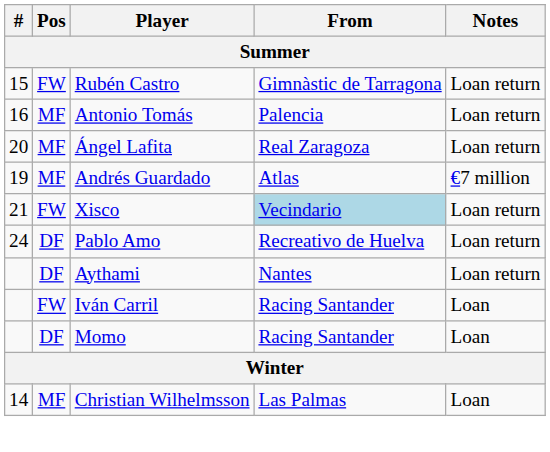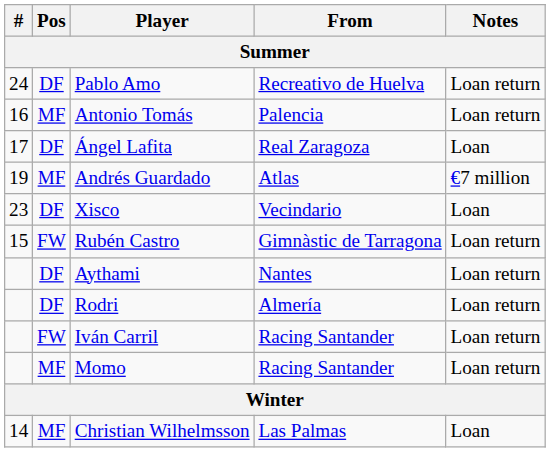rows swapped: (127, 83) <-> (118, 241)
(19, 146) 20 -> (19, 146) 17
(51, 146) MF -> (51, 146) DF
(495, 146) Loan return -> (470, 146) Loan
(19, 209) 21 -> (19, 209) 23
(51, 209) FW -> (51, 209) DF
(300, 209) lightblue background -> (300, 209) no background
(495, 209) Loan return -> (470, 209) Loan
+ row: (97, 304)
(470, 304) Loan -> (495, 336) Loan return
(51, 336) DF -> (51, 367) MF
(470, 336) Loan -> (495, 367) Loan return
